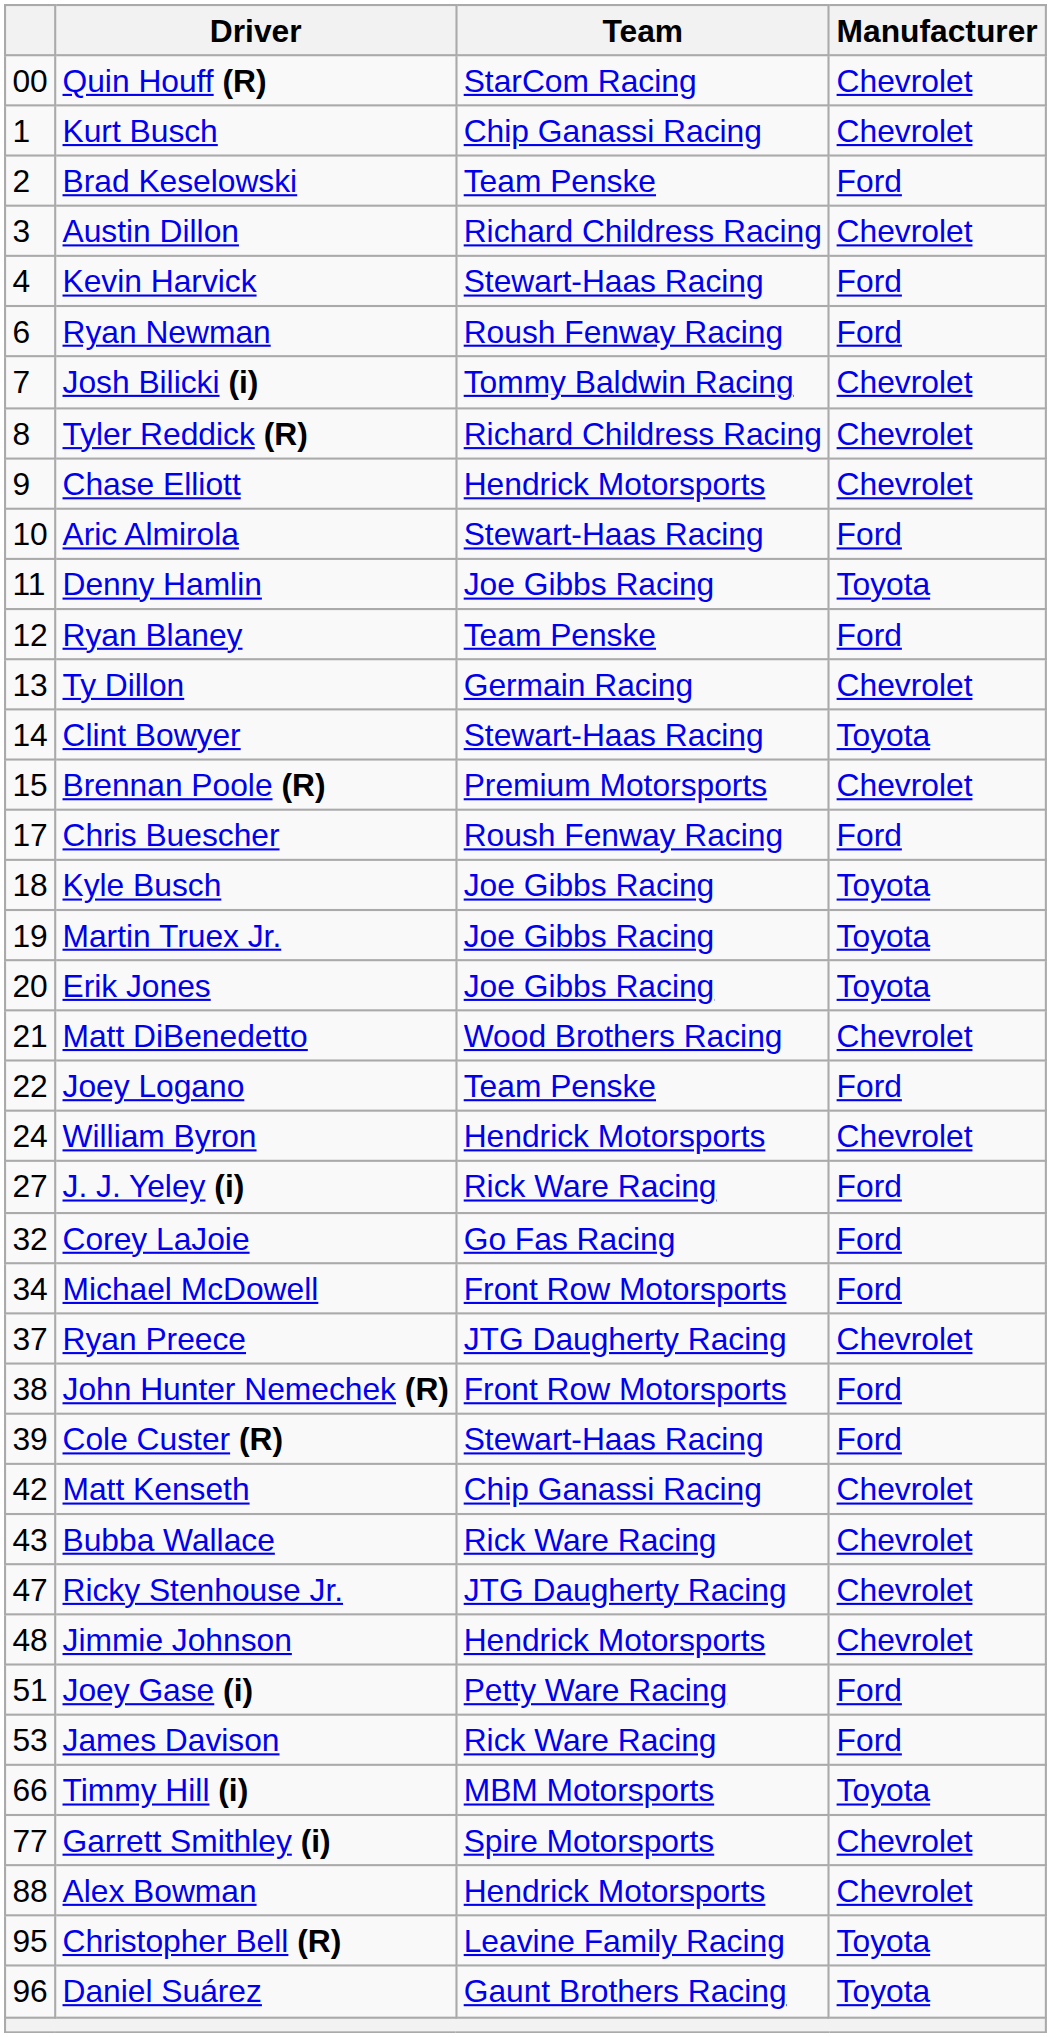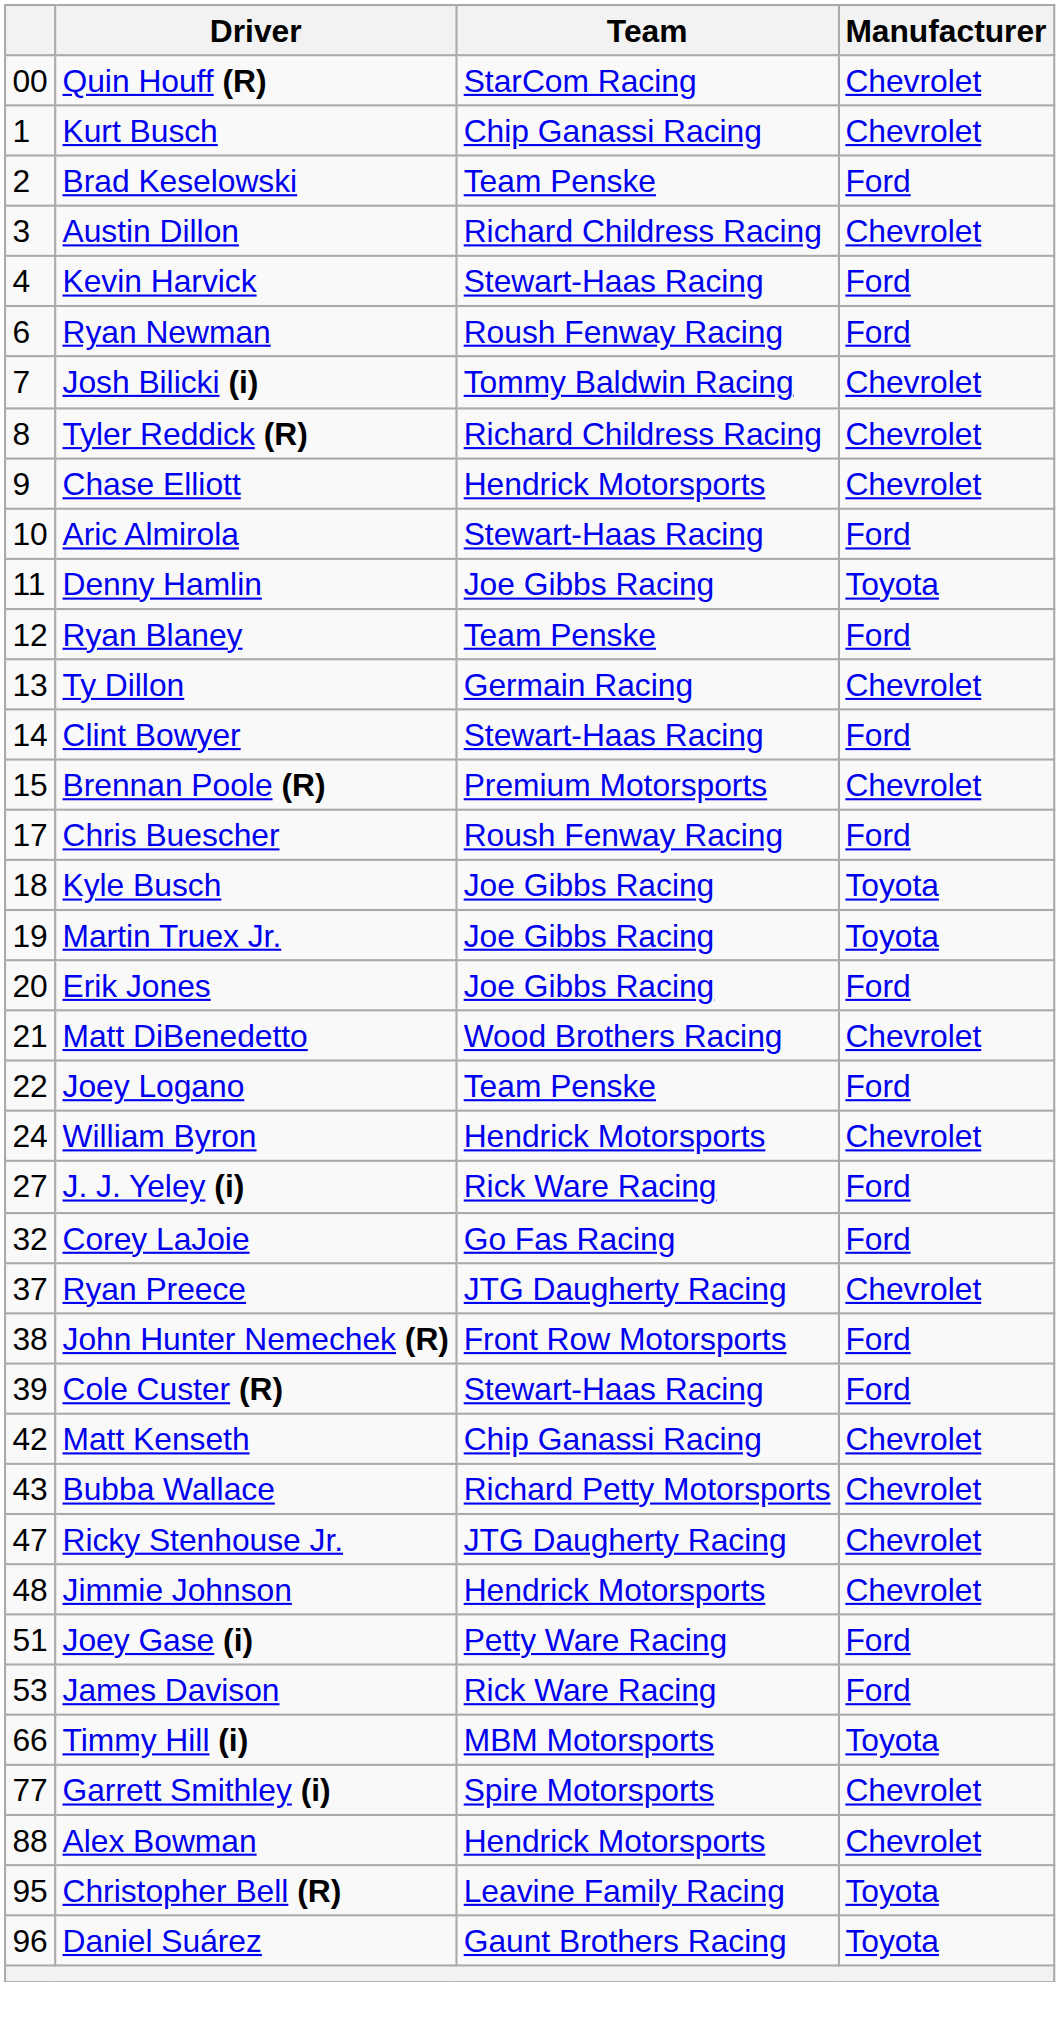(883, 734) Toyota -> (878, 734) Ford
(883, 986) Toyota -> (878, 986) Ford
- row: (190, 1288)
(590, 1539) Rick Ware Racing -> (647, 1489) Richard Petty Motorsports
